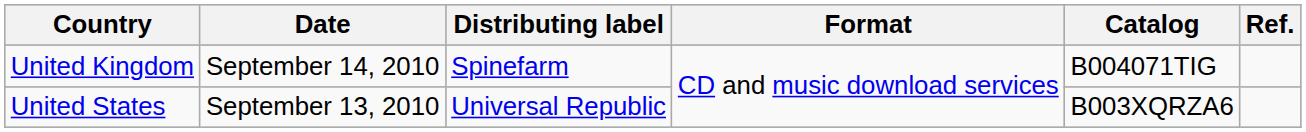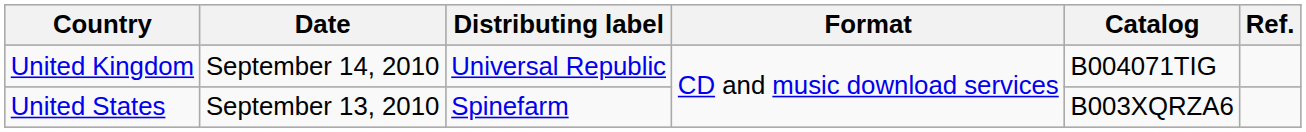(510, 65) Spinefarm -> (559, 65) Universal Republic
(559, 106) Universal Republic -> (510, 106) Spinefarm
